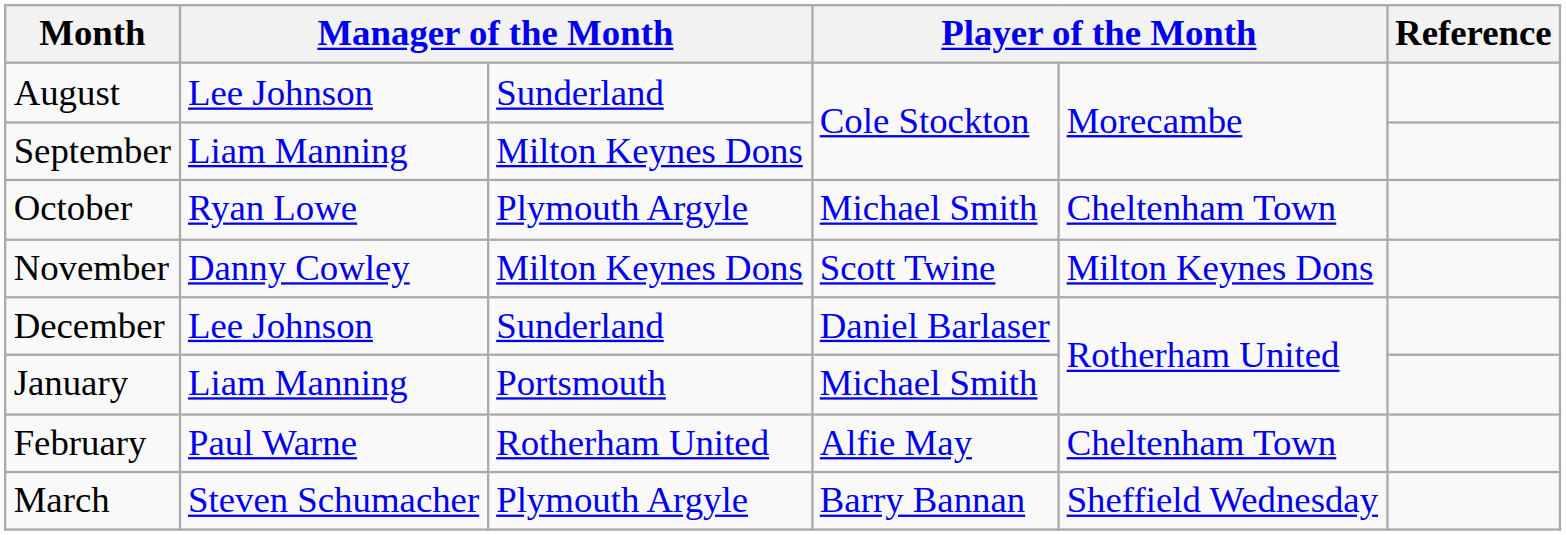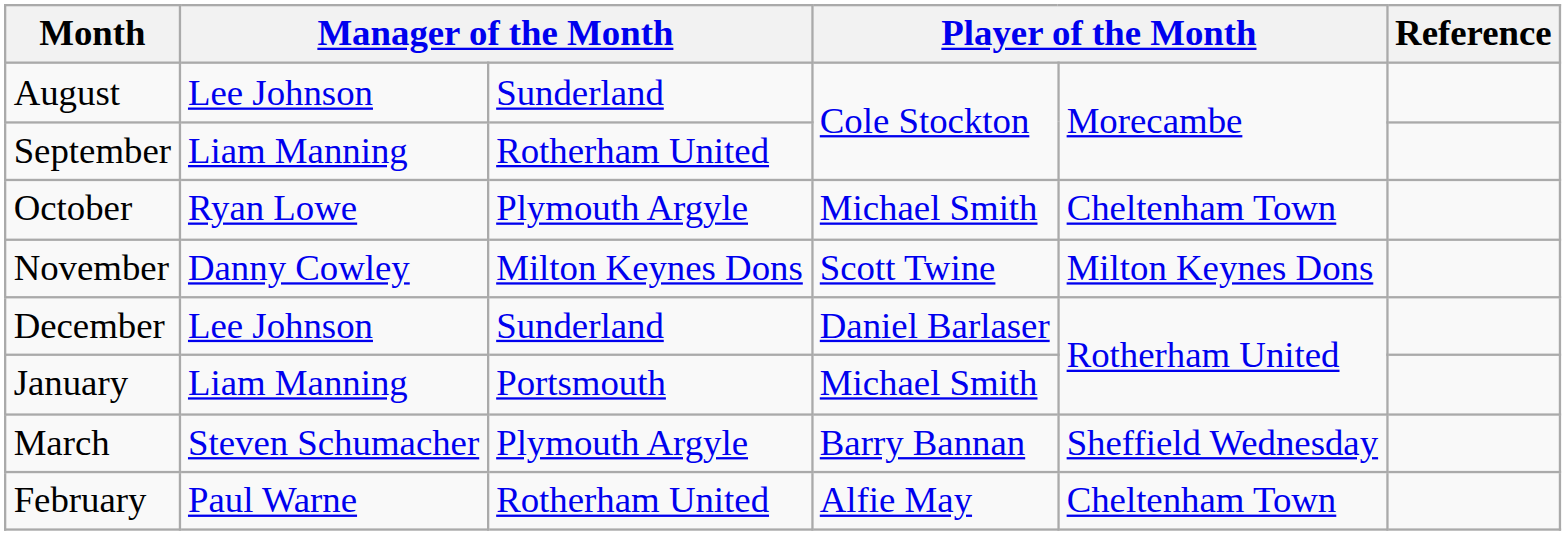(649, 150) Milton Keynes Dons -> (633, 150) Rotherham United
rows swapped: (80, 442) <-> (62, 500)
